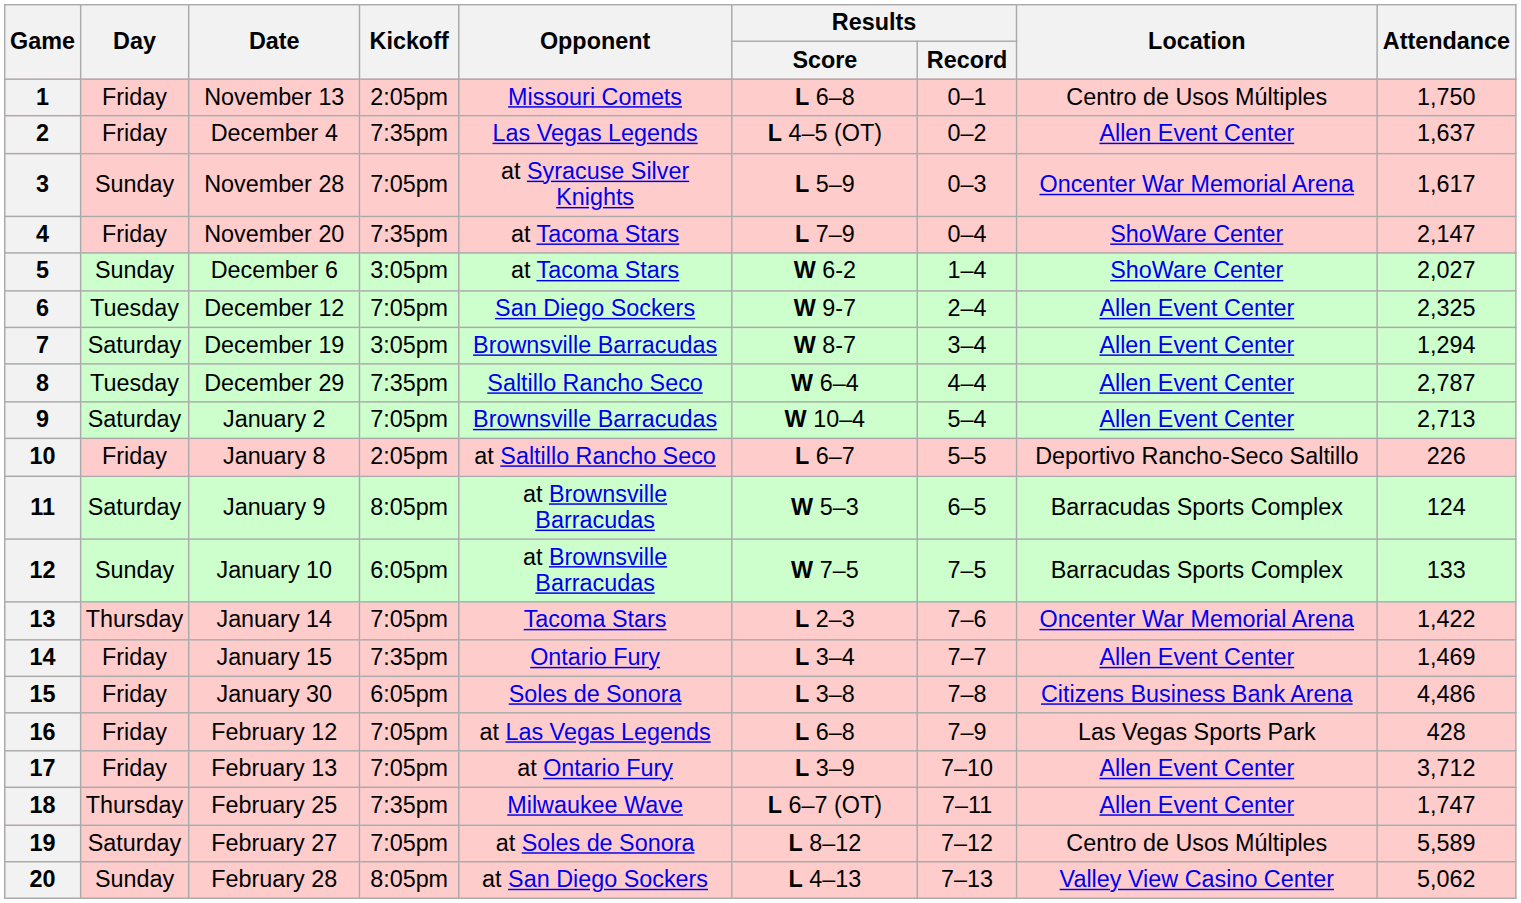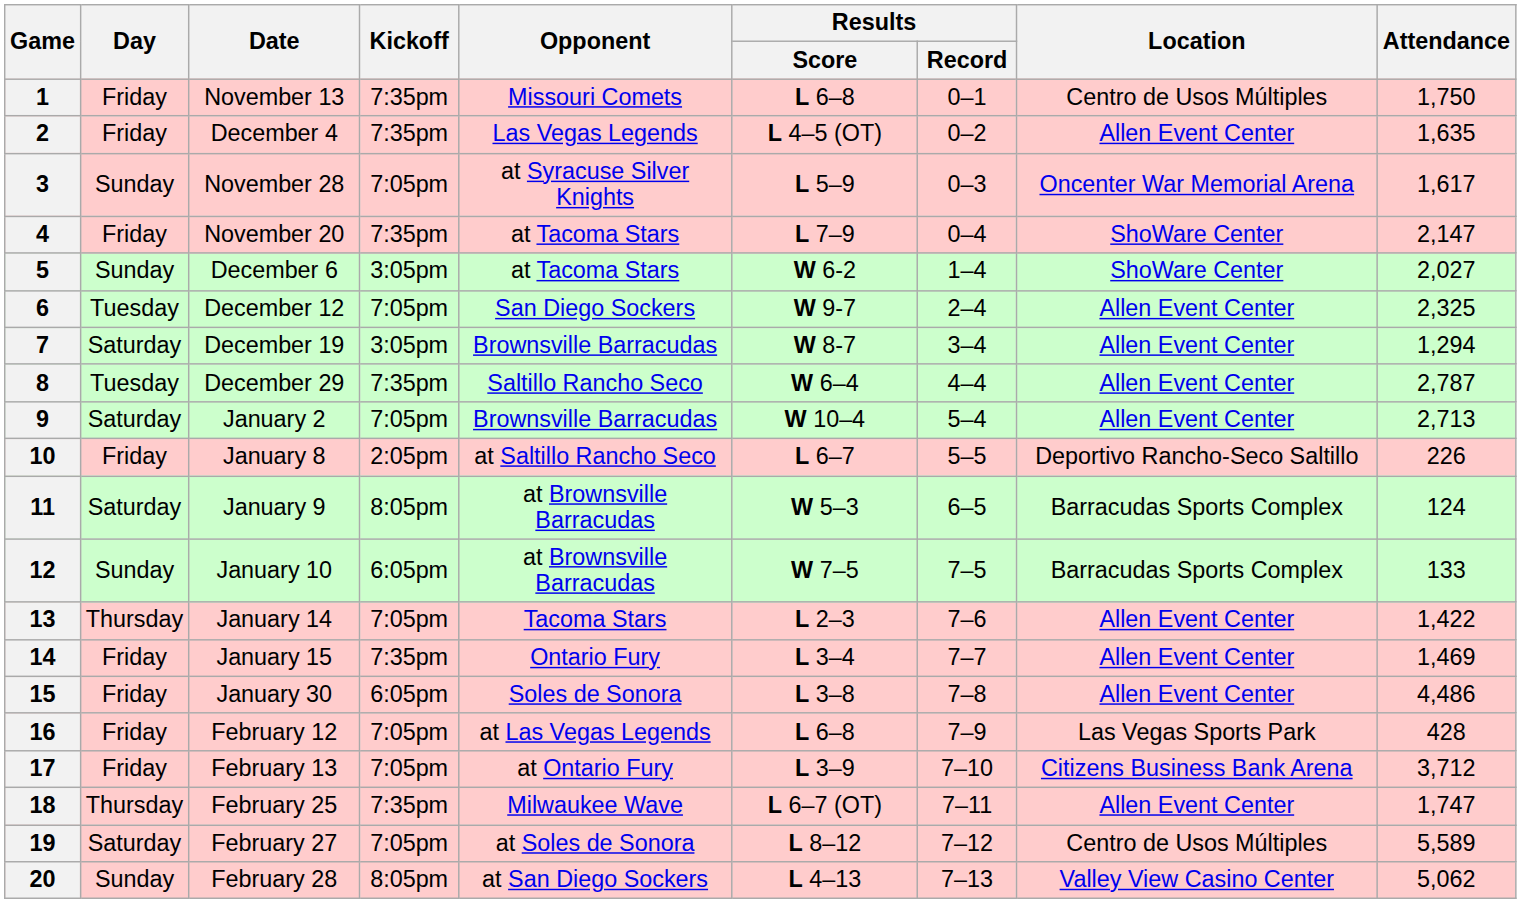(409, 97) 2:05pm -> (409, 97) 7:35pm
(1446, 134) 1,637 -> (1446, 134) 1,635
(1197, 620) Oncenter War Memorial Arena -> (1197, 620) Allen Event Center
(1197, 694) Citizens Business Bank Arena -> (1197, 694) Allen Event Center
(1197, 768) Allen Event Center -> (1197, 768) Citizens Business Bank Arena
